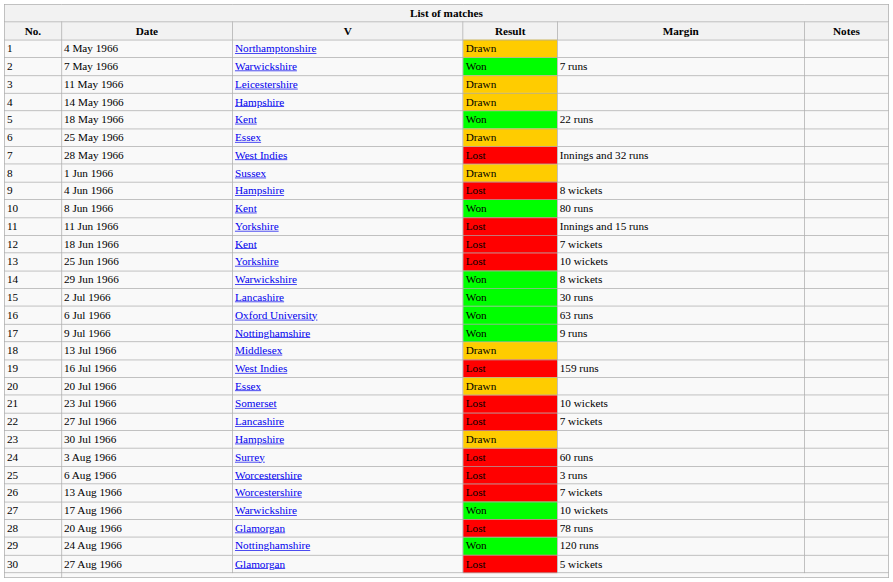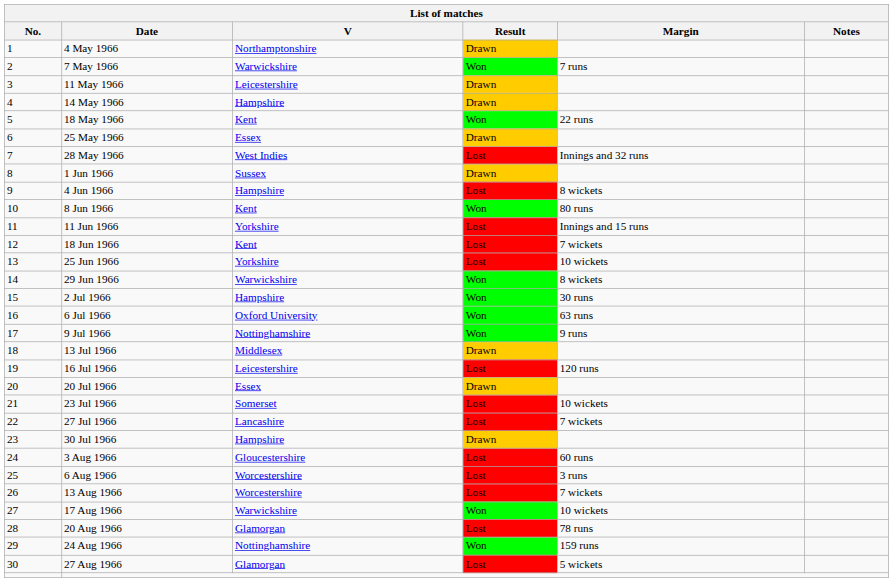(260, 297) Lancashire -> (260, 297) Hampshire
(261, 368) West Indies -> (266, 368) Leicestershire
(579, 368) 159 runs -> (579, 368) 120 runs
(250, 457) Surrey -> (270, 457) Gloucestershire
(579, 546) 120 runs -> (579, 546) 159 runs
